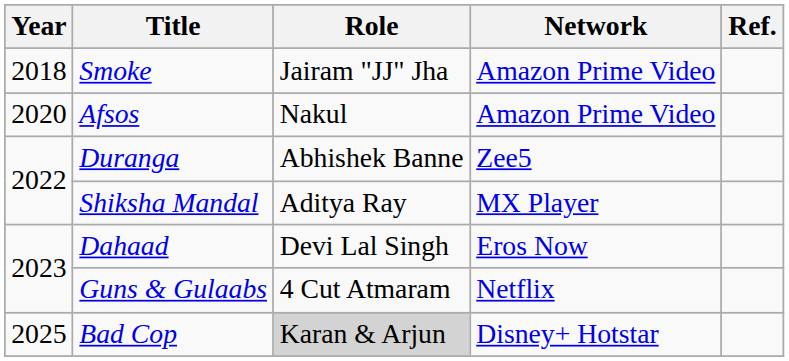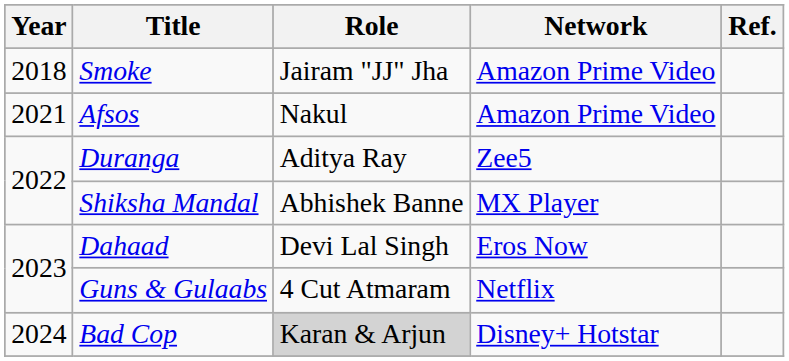(39, 114) 2020 -> (39, 114) 2021
(372, 158) Abhishek Banne -> (343, 158) Aditya Ray
(343, 202) Aditya Ray -> (372, 202) Abhishek Banne
(39, 333) 2025 -> (39, 333) 2024
